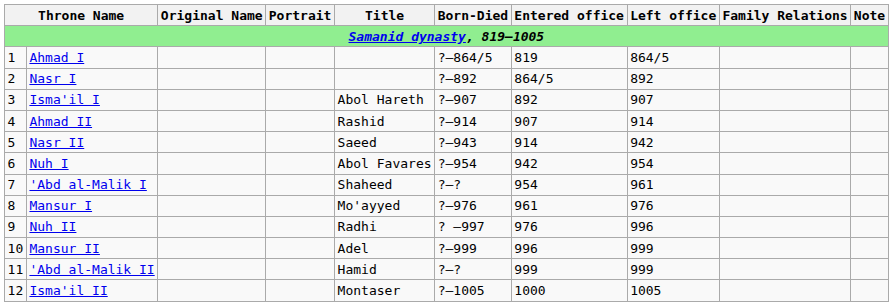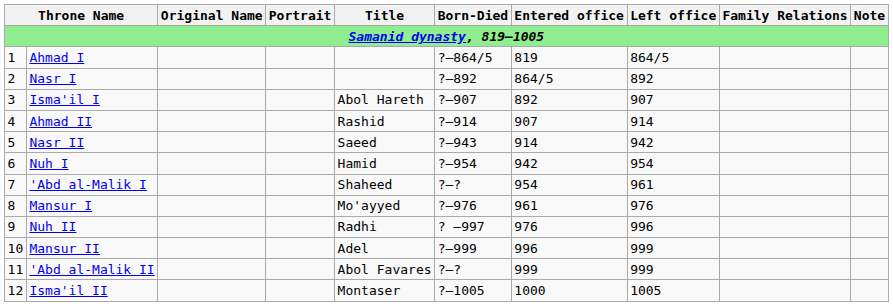(385, 163) Abol Favares -> (357, 163) Hamid
(357, 269) Hamid -> (385, 269) Abol Favares
